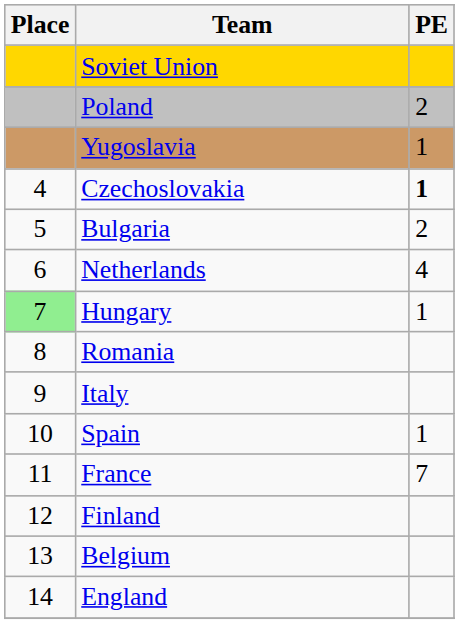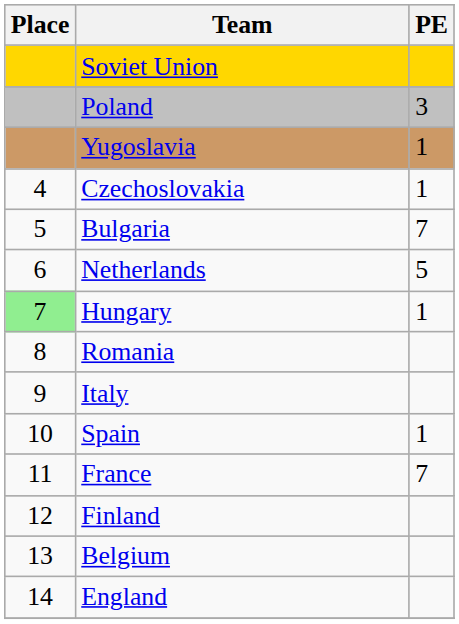(422, 106) 2 -> (422, 106) 3
(422, 188) bold -> (422, 188) normal
(422, 229) 2 -> (422, 229) 7
(422, 270) 4 -> (422, 270) 5
